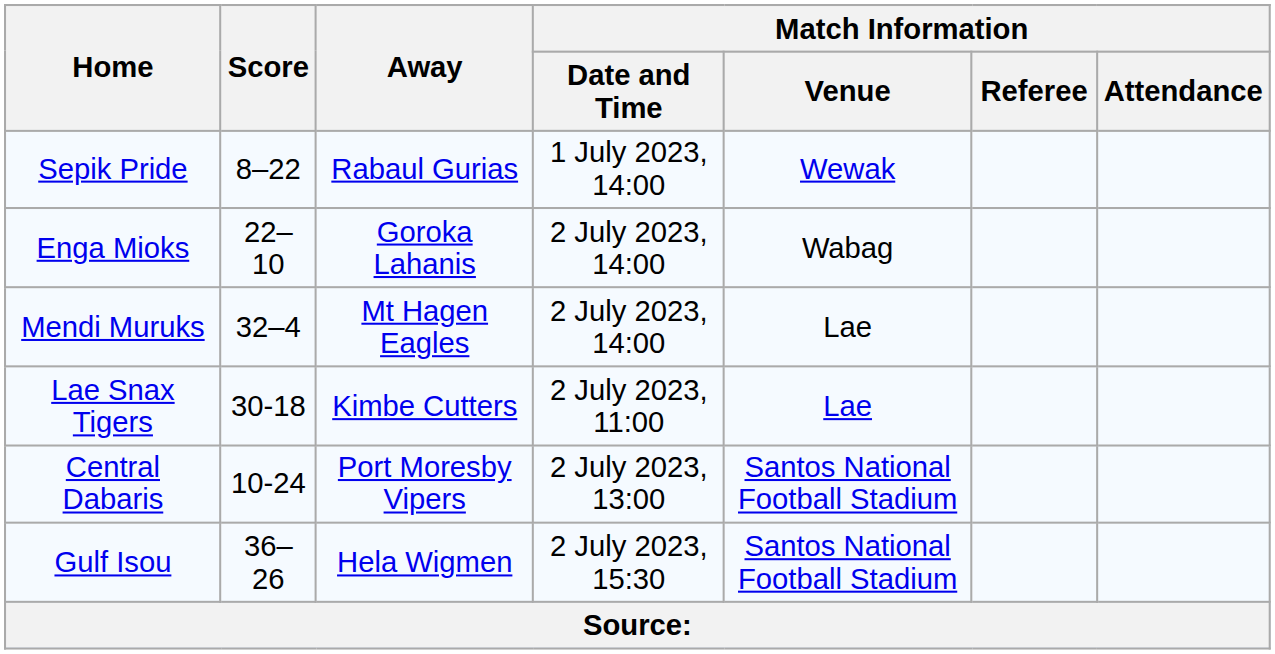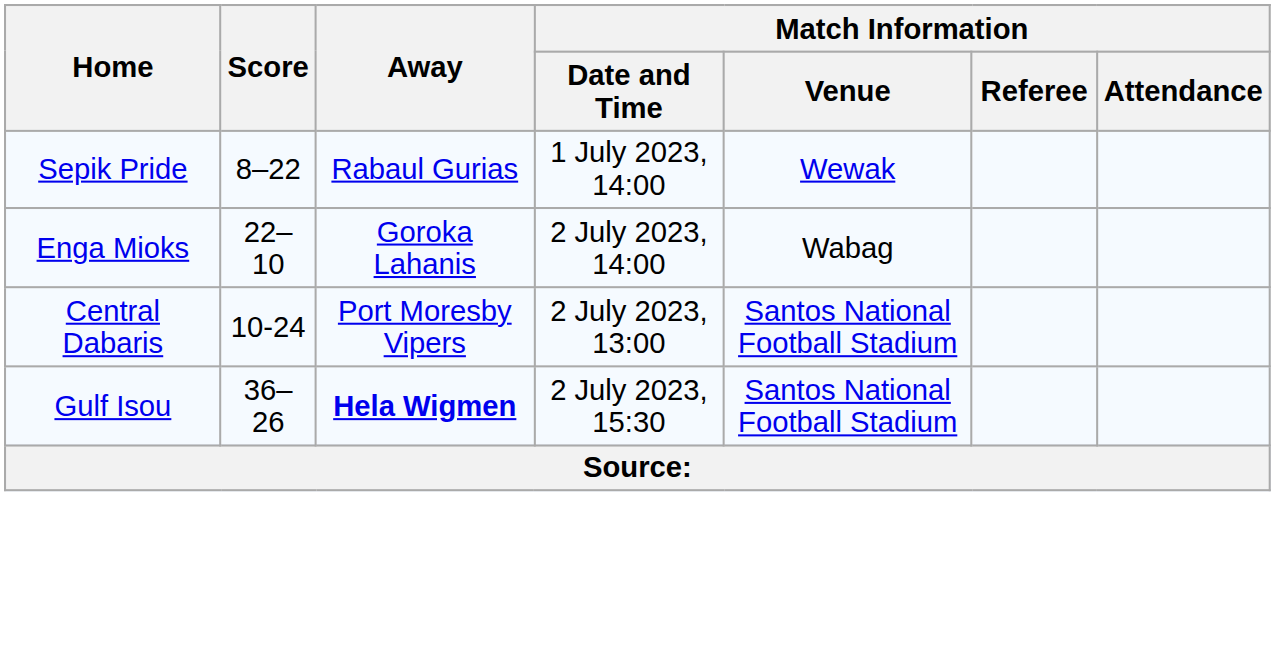- row: (113, 327)
- row: (113, 406)
(425, 563) normal -> (425, 406) bold
